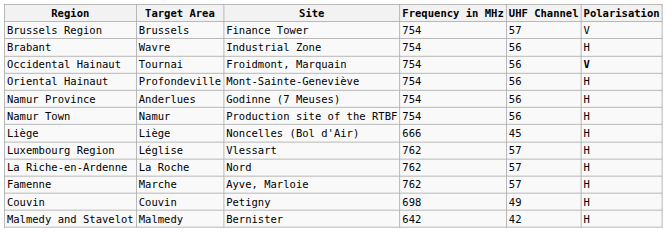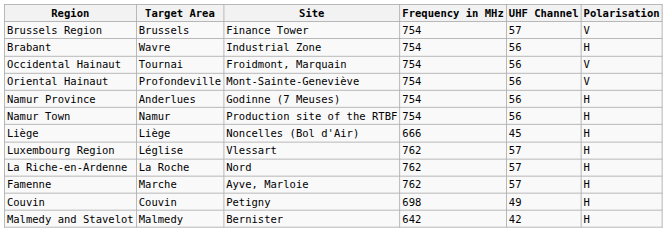(587, 64) bold -> (587, 64) normal
(587, 82) H -> (587, 82) V
